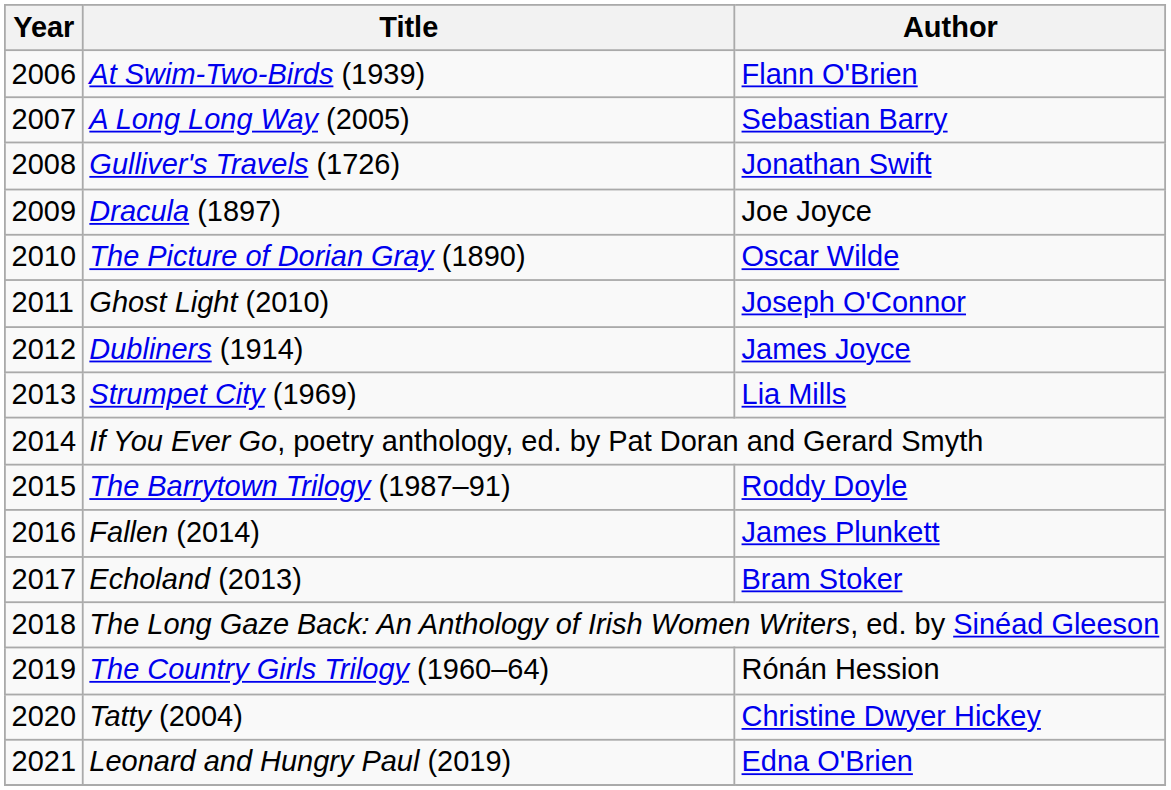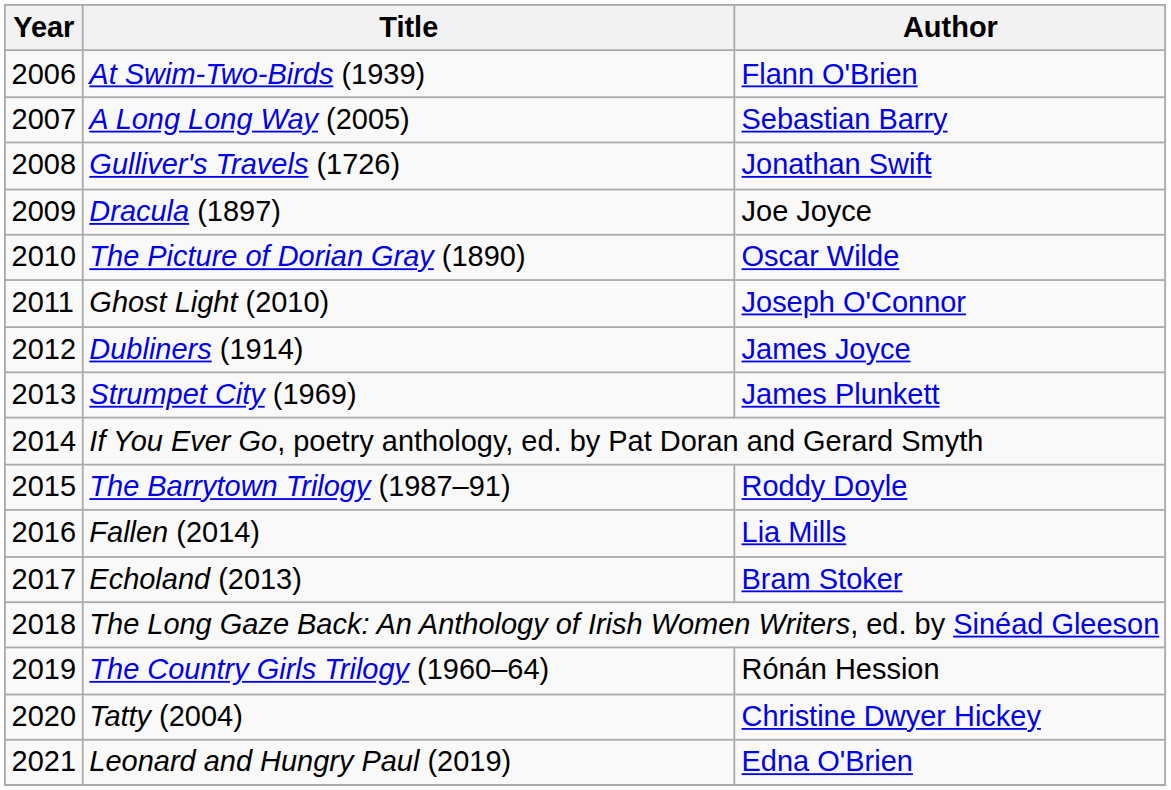(794, 394) Lia Mills -> (841, 394) James Plunkett
(841, 532) James Plunkett -> (794, 532) Lia Mills
